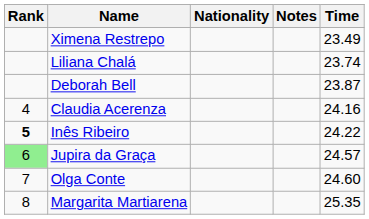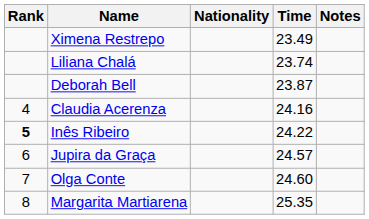columns swapped: (342, 16) <-> (297, 16)
(26, 156) lightgreen background -> (26, 156) no background
